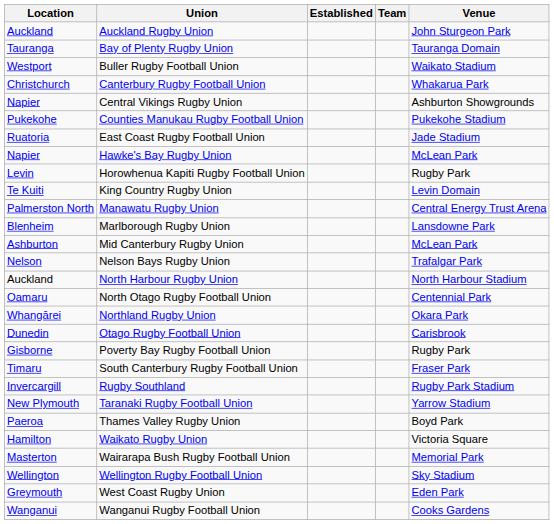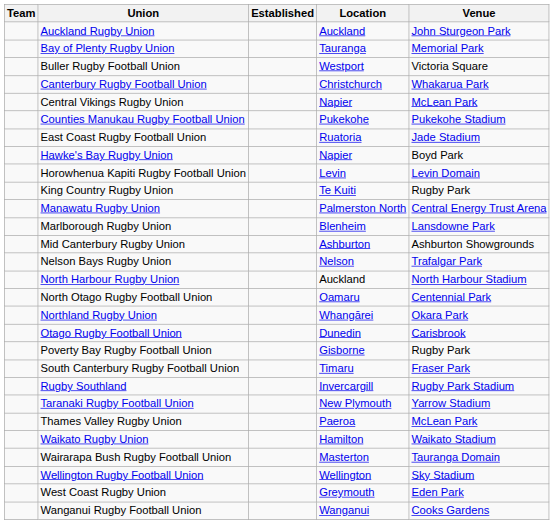columns swapped: (392, 13) <-> (51, 13)
(456, 48) Tauranga Domain -> (448, 48) Memorial Park
(454, 66) Waikato Stadium -> (450, 66) Victoria Square
(473, 102) Ashburton Showgrounds -> (444, 102) McLean Park
(444, 155) McLean Park -> (437, 155) Boyd Park
(441, 173) Rugby Park -> (446, 173) Levin Domain
(446, 191) Levin Domain -> (441, 191) Rugby Park
(444, 244) McLean Park -> (473, 244) Ashburton Showgrounds
(437, 421) Boyd Park -> (444, 421) McLean Park
(450, 439) Victoria Square -> (454, 439) Waikato Stadium
(448, 457) Memorial Park -> (456, 457) Tauranga Domain
